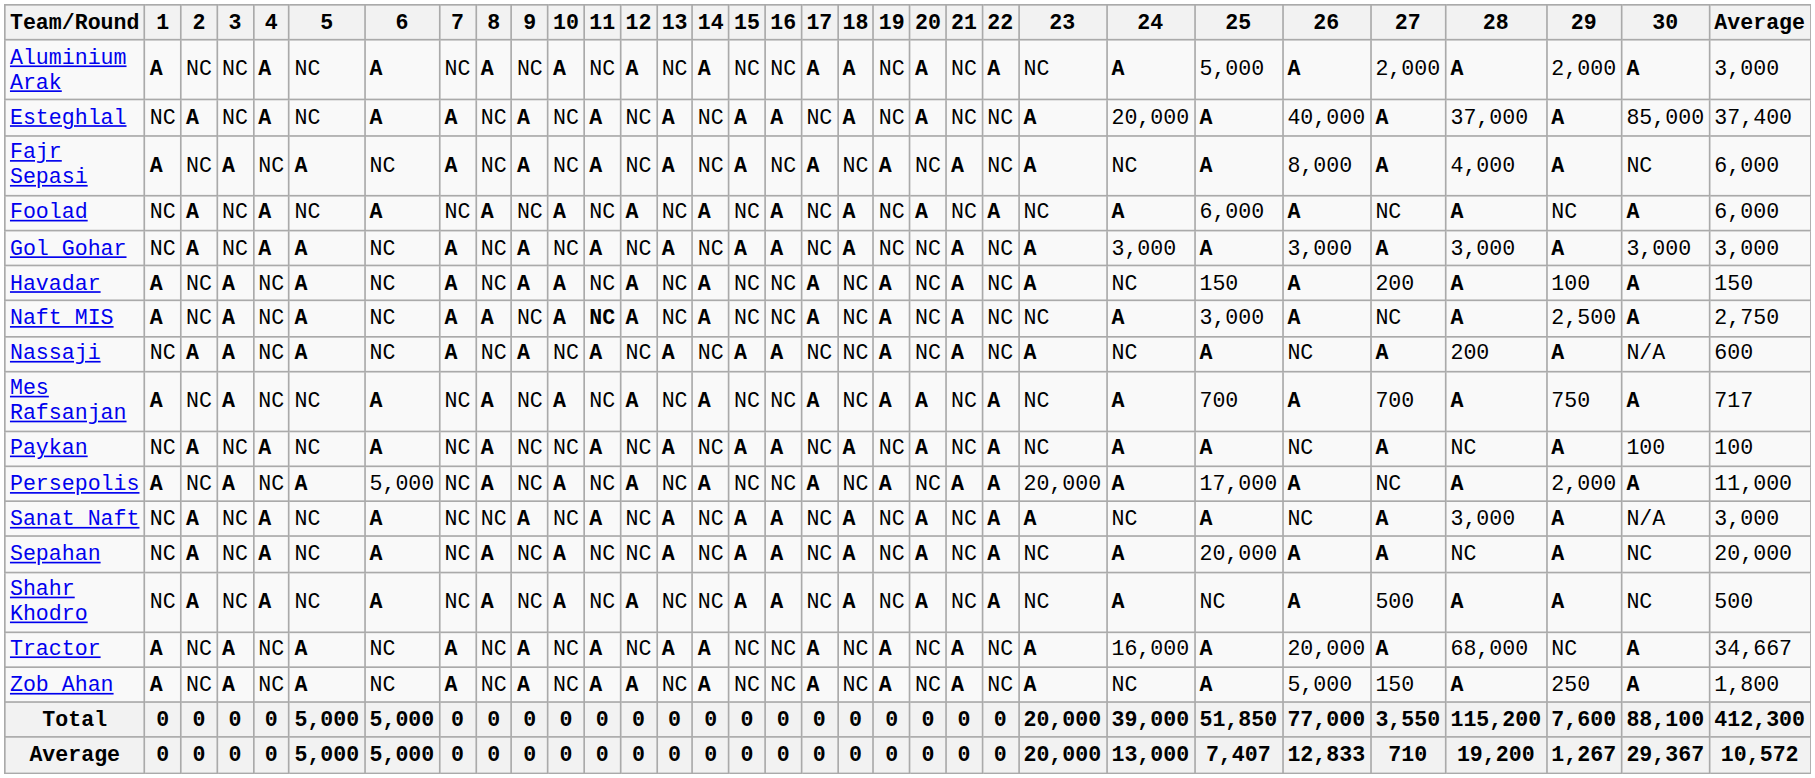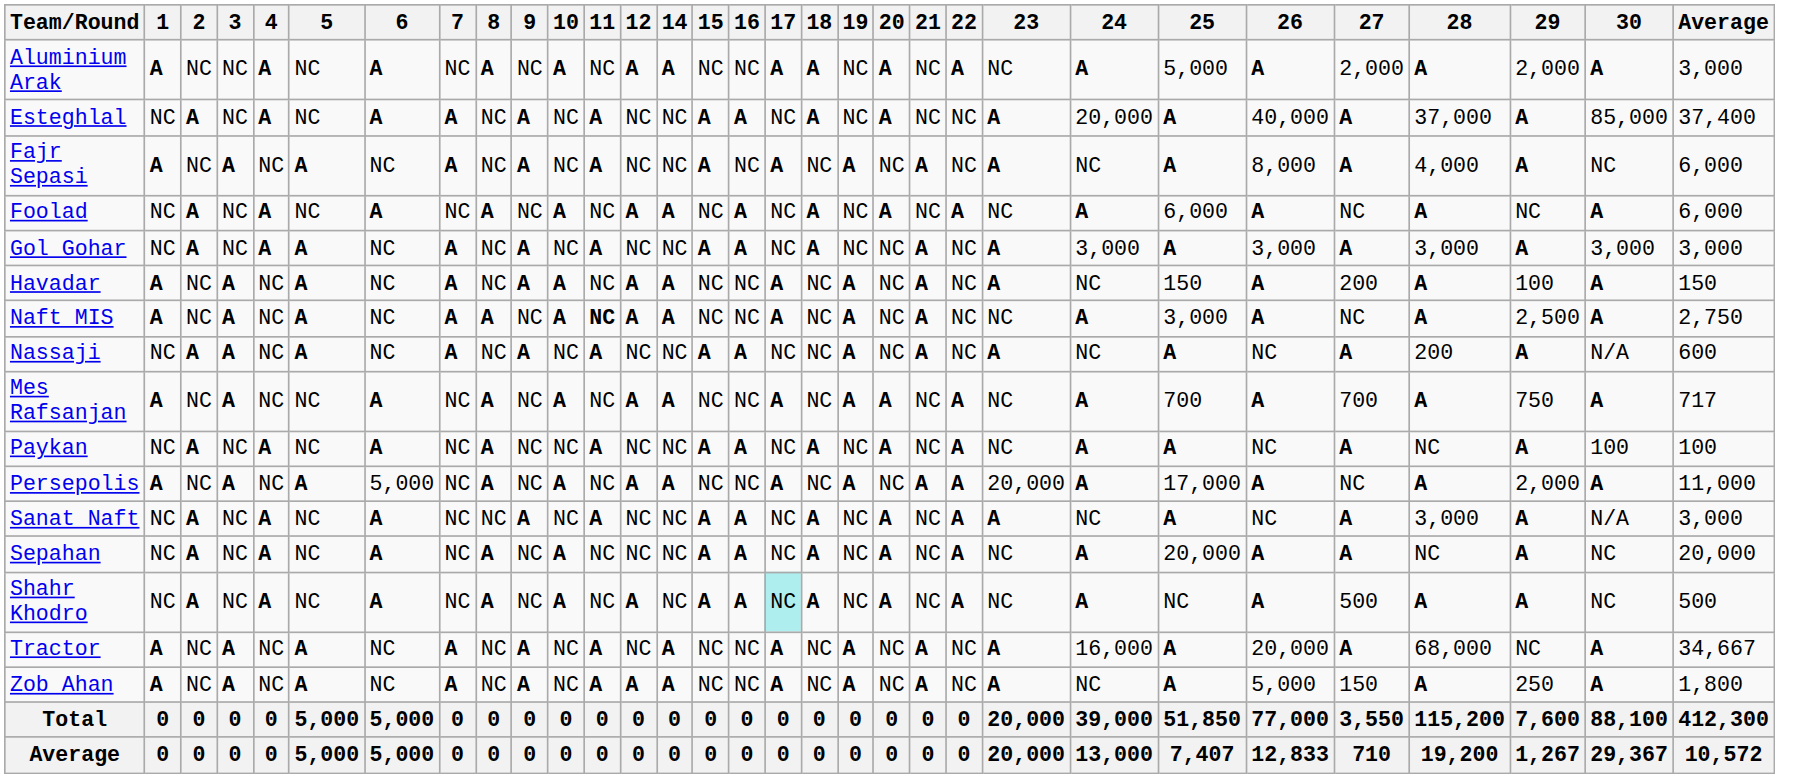- column: (675, 22)
(819, 602) no background -> (783, 602) paleturquoise background
